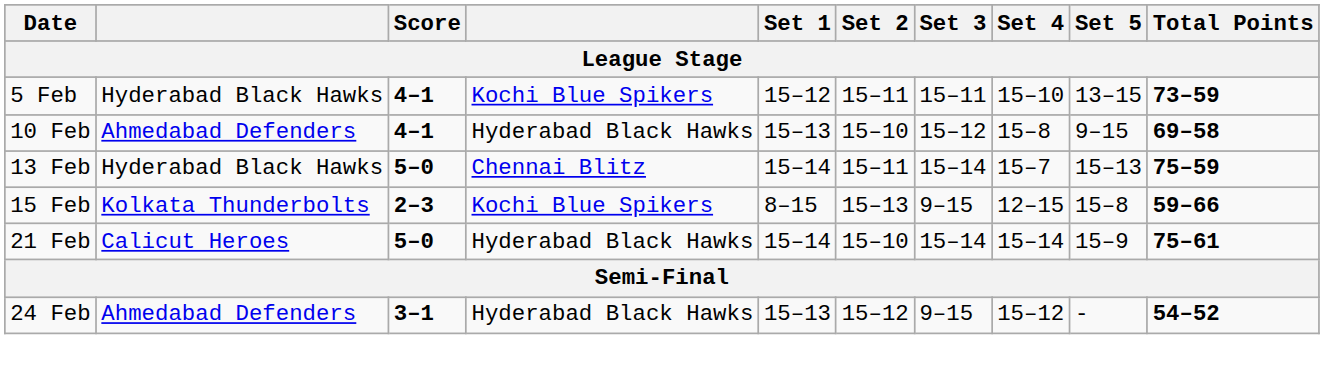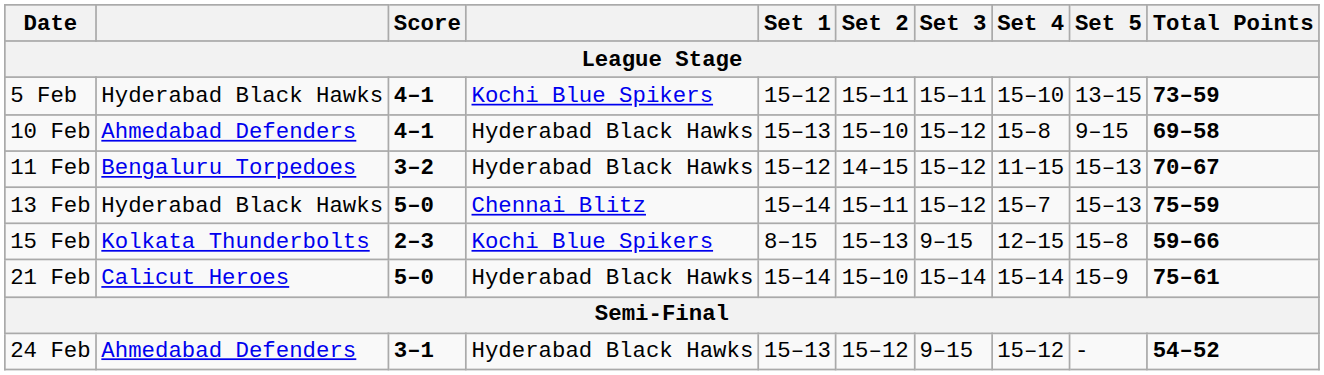+ row: (50, 169)
(953, 169) 15–14 -> (953, 205) 15–12
